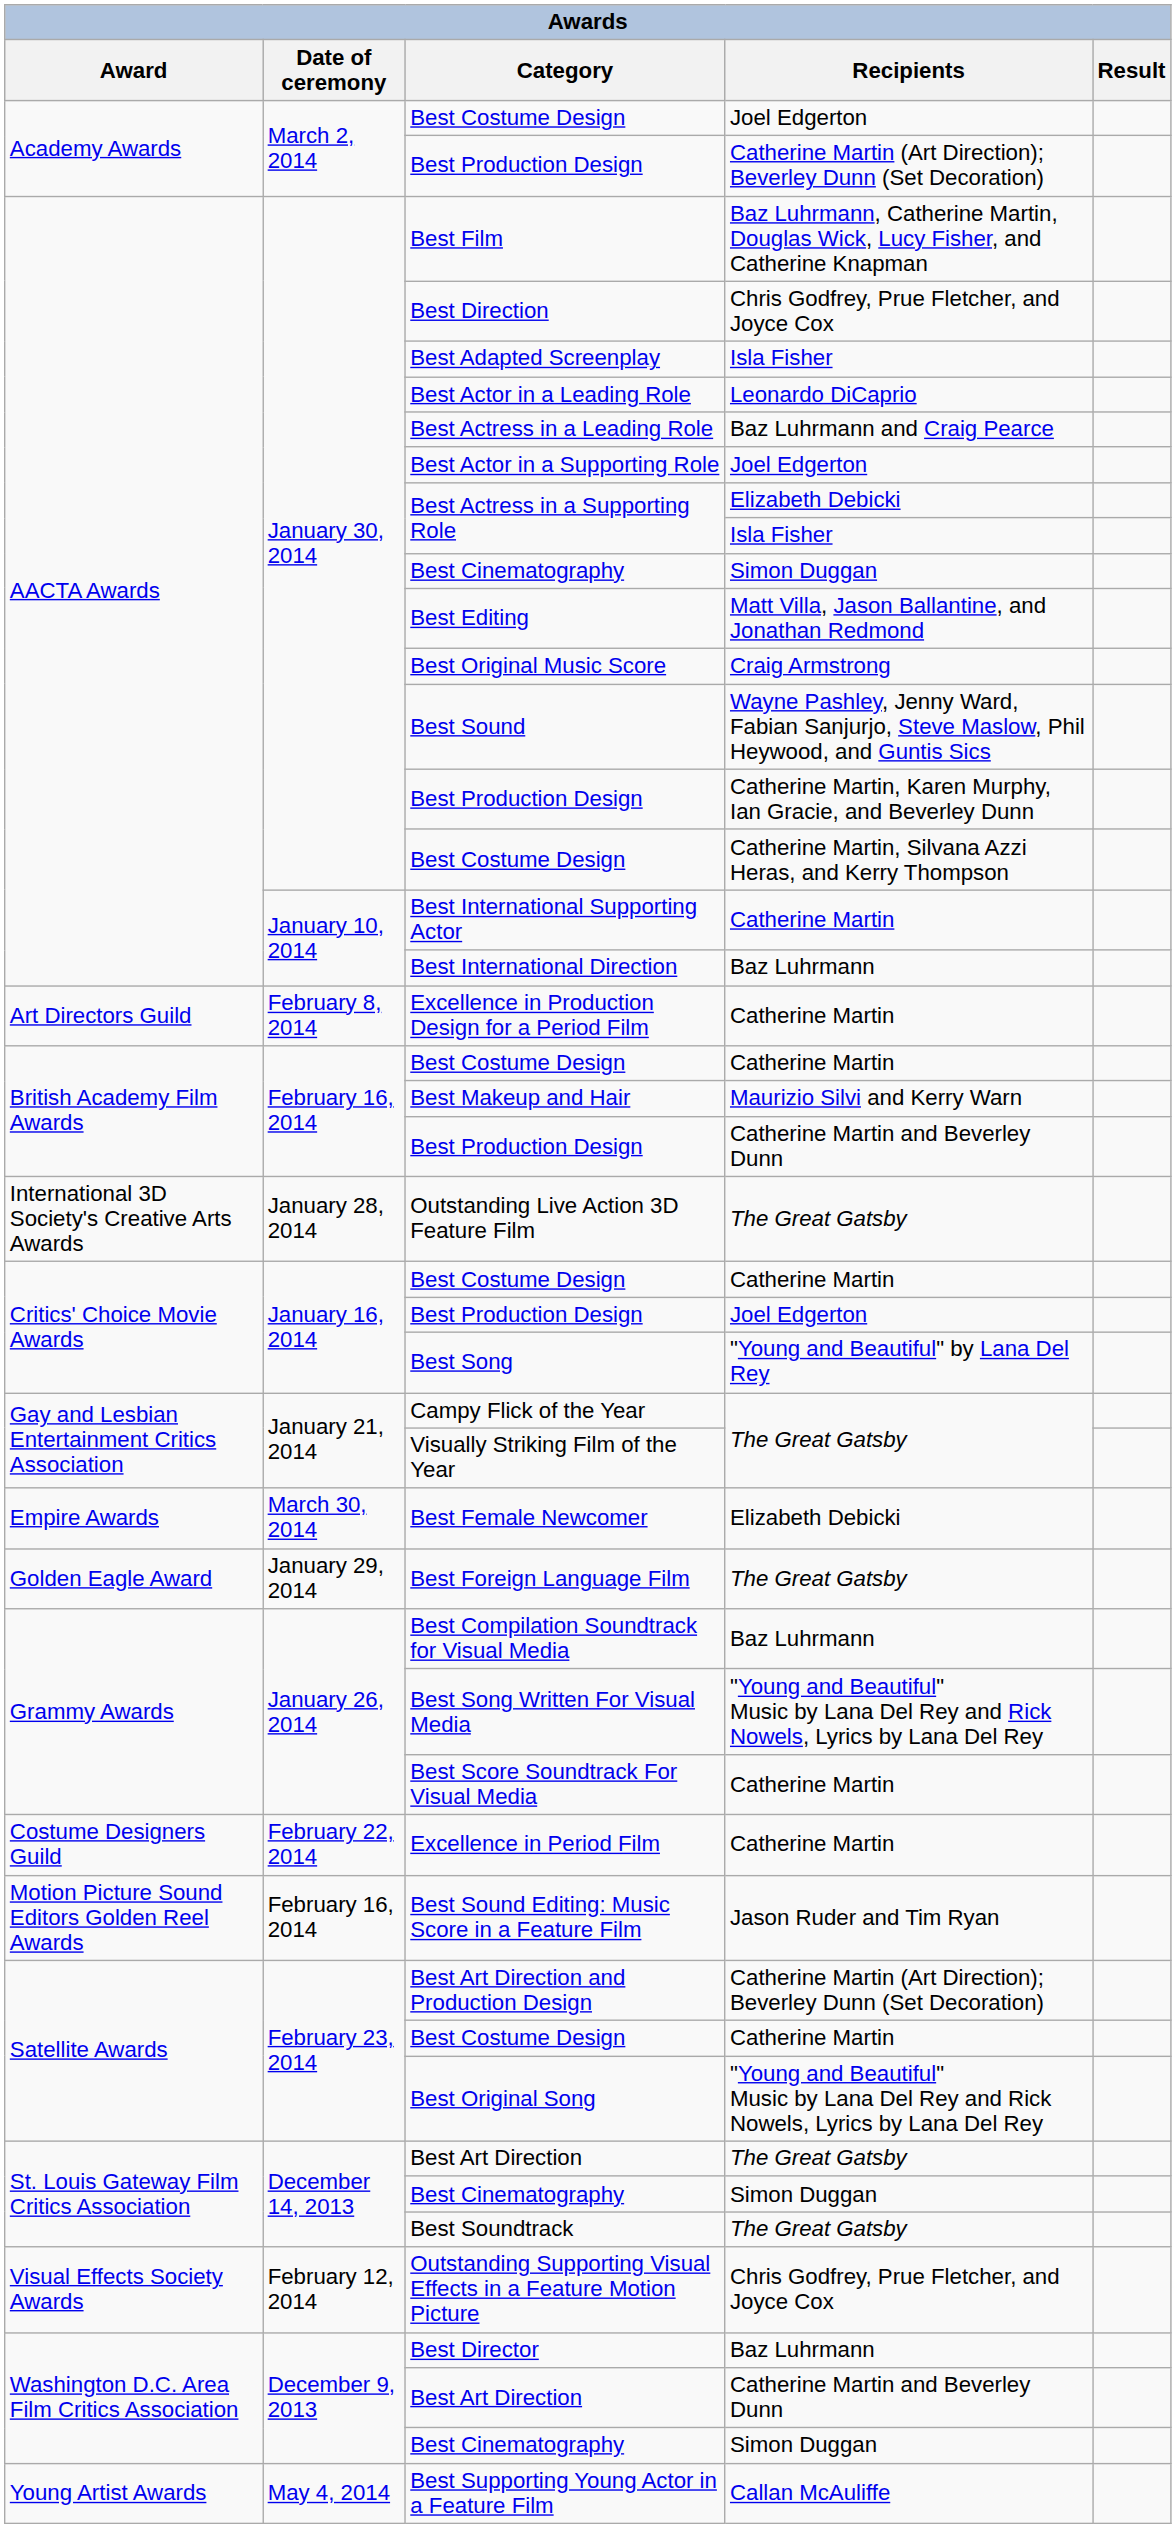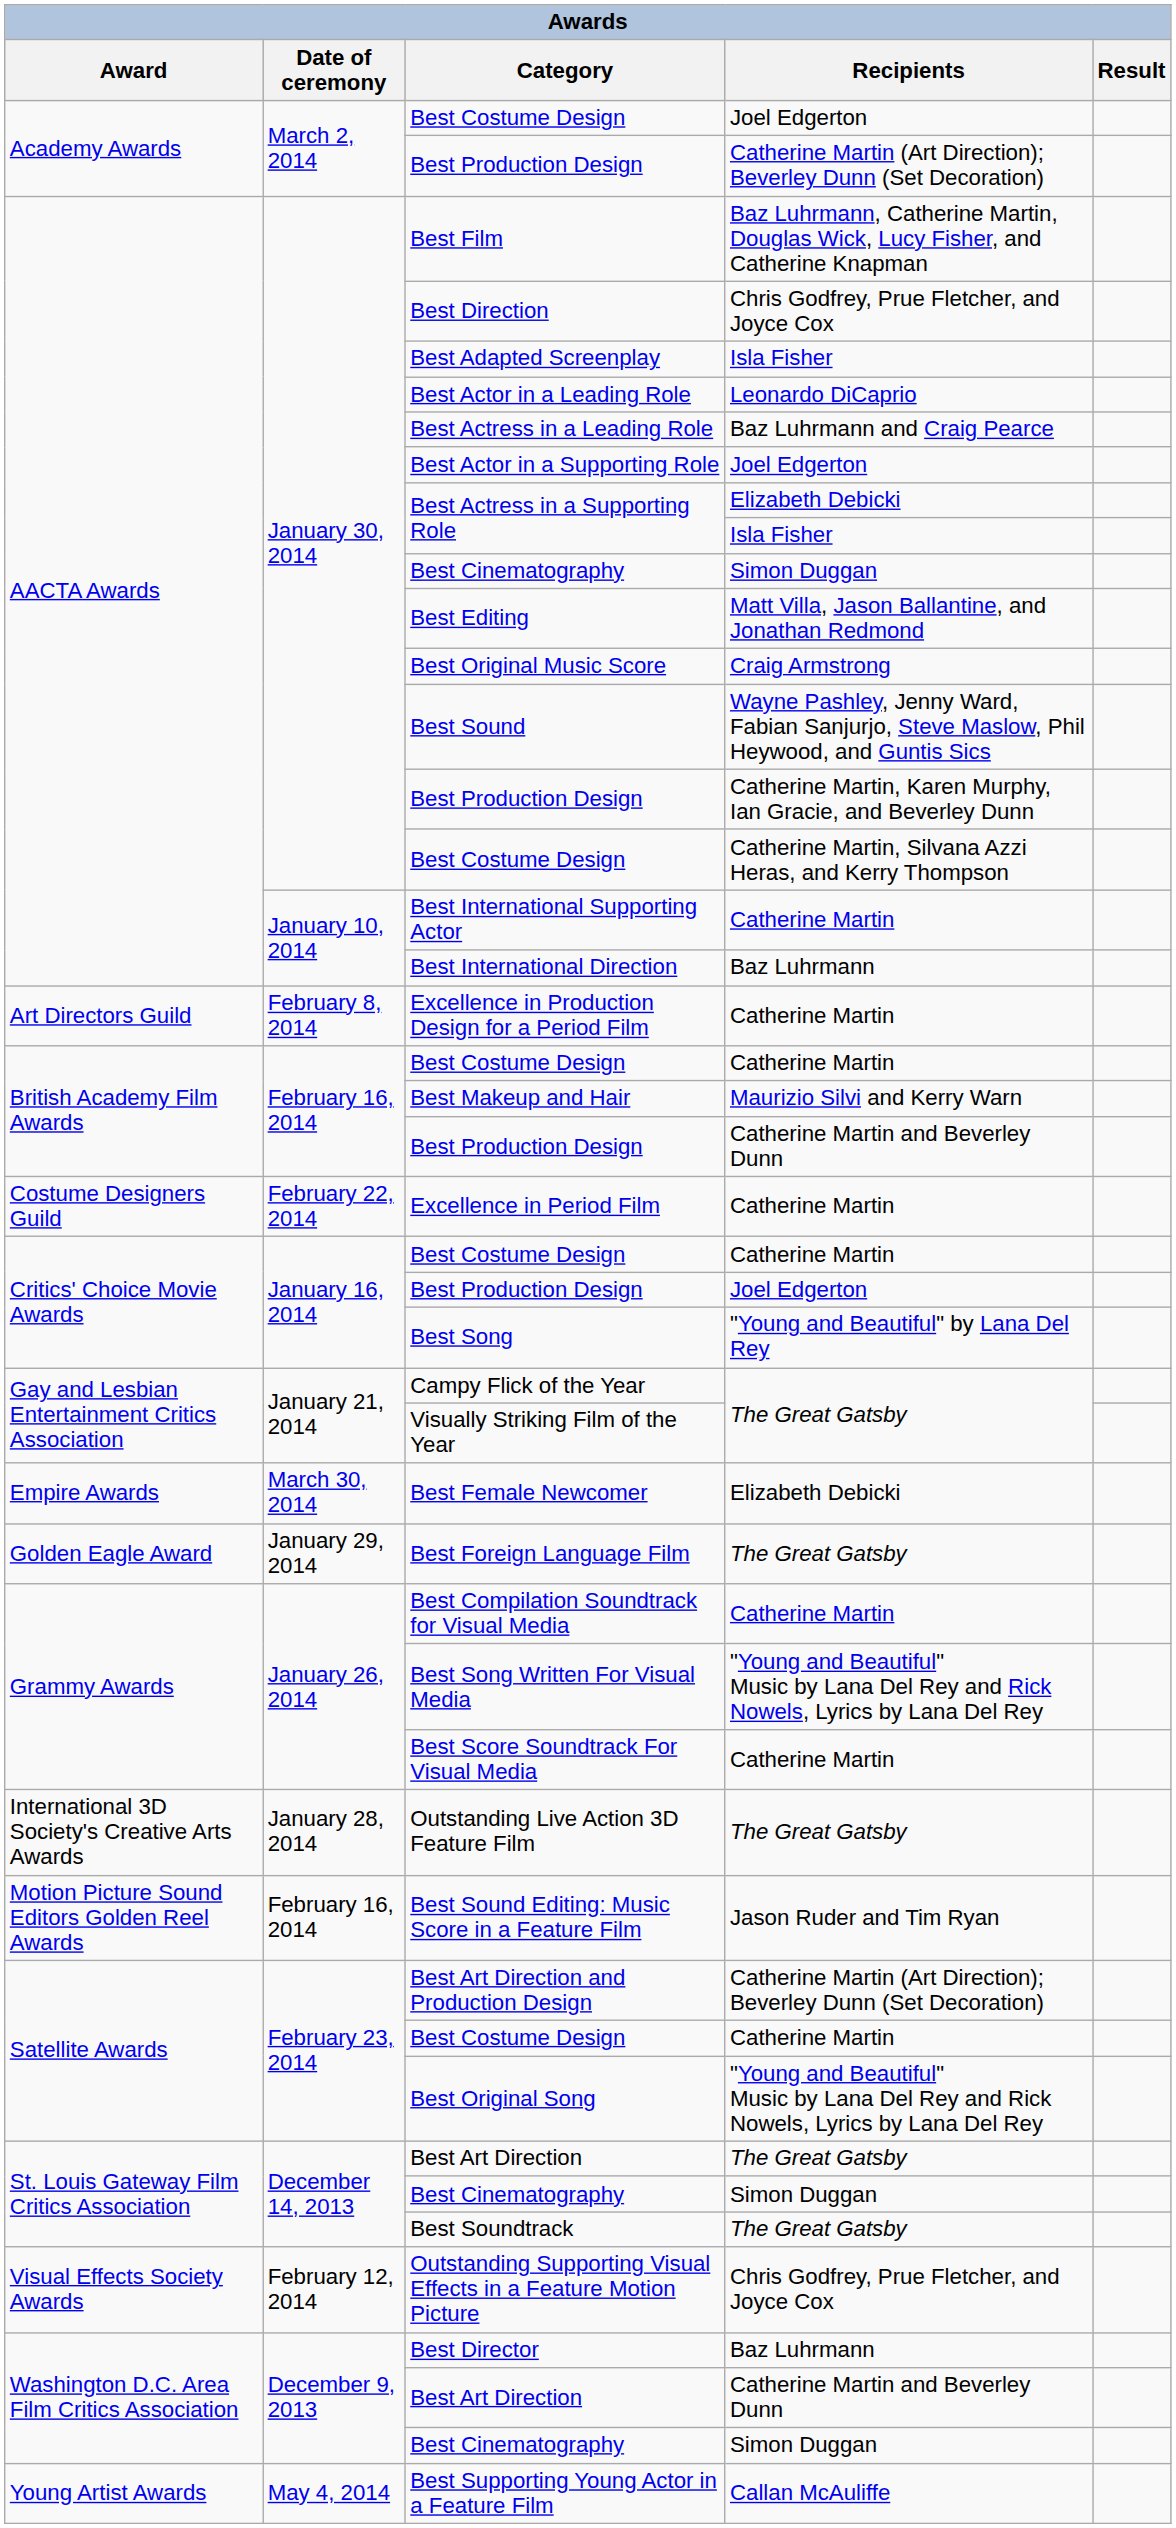rows swapped: (107, 1844) <-> (121, 1218)
(802, 1638) Baz Luhrmann -> (812, 1613) Catherine Martin
